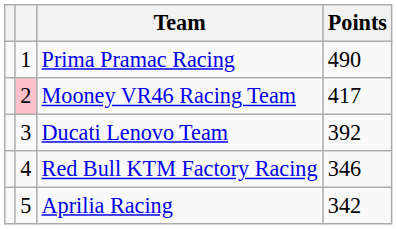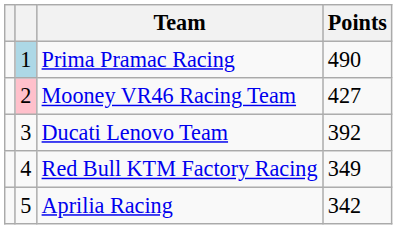(26, 59) no background -> (26, 59) lightblue background
(344, 96) 417 -> (344, 96) 427
(344, 169) 346 -> (344, 169) 349
